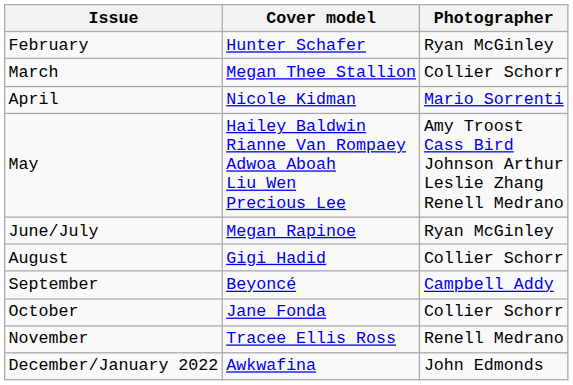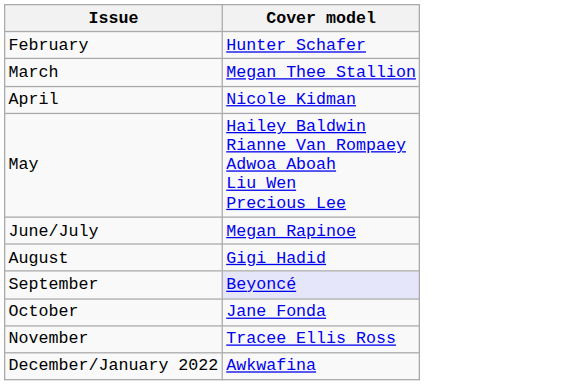- column: (494, 18)
(261, 285) no background -> (261, 285) lavender background
